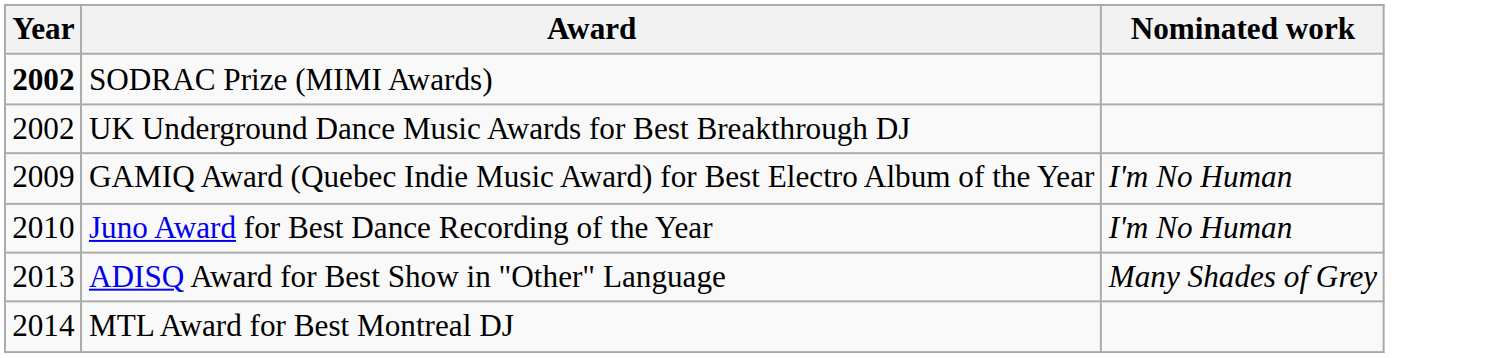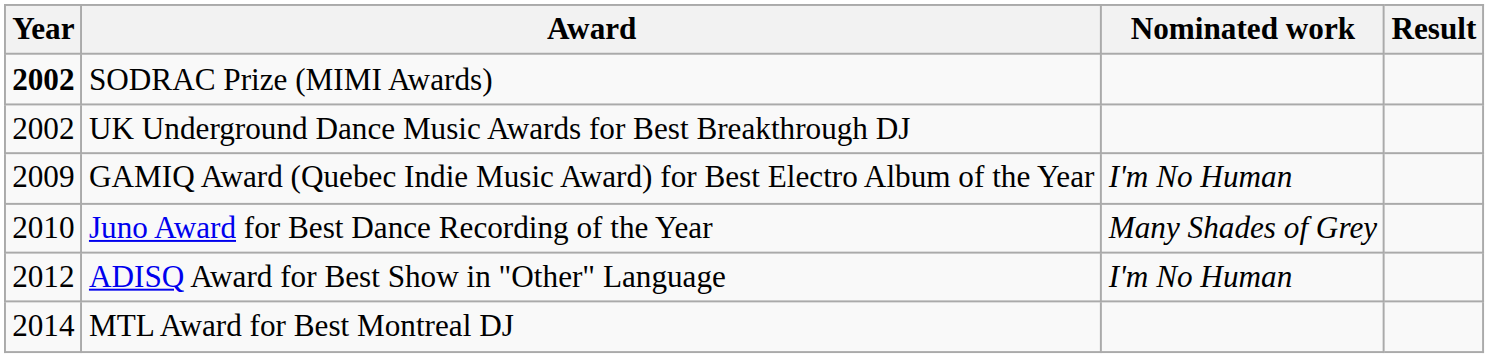+ column: (1434, 29)
(1201, 227) I'm No Human -> (1243, 227) Many Shades of Grey
(43, 276) 2013 -> (43, 276) 2012
(1243, 276) Many Shades of Grey -> (1201, 276) I'm No Human
